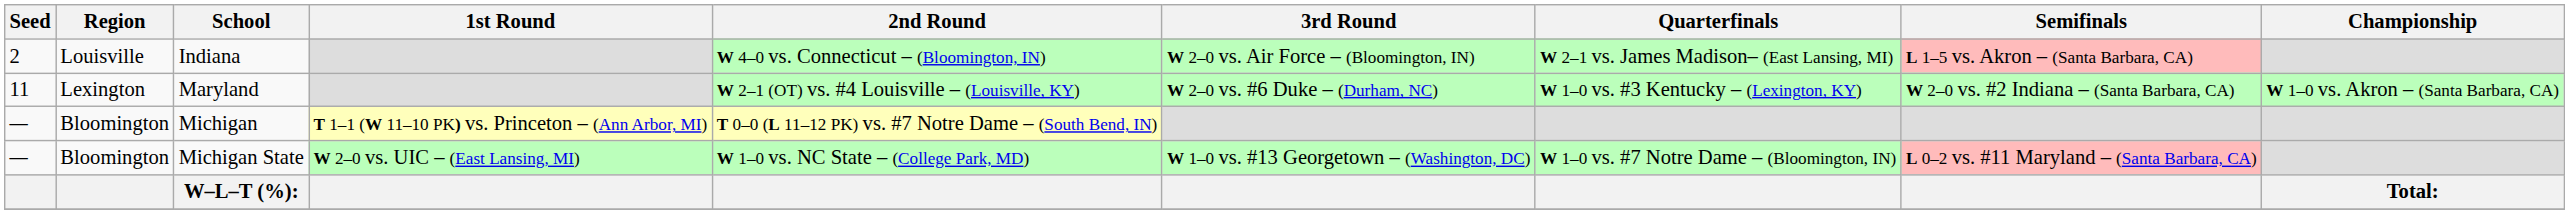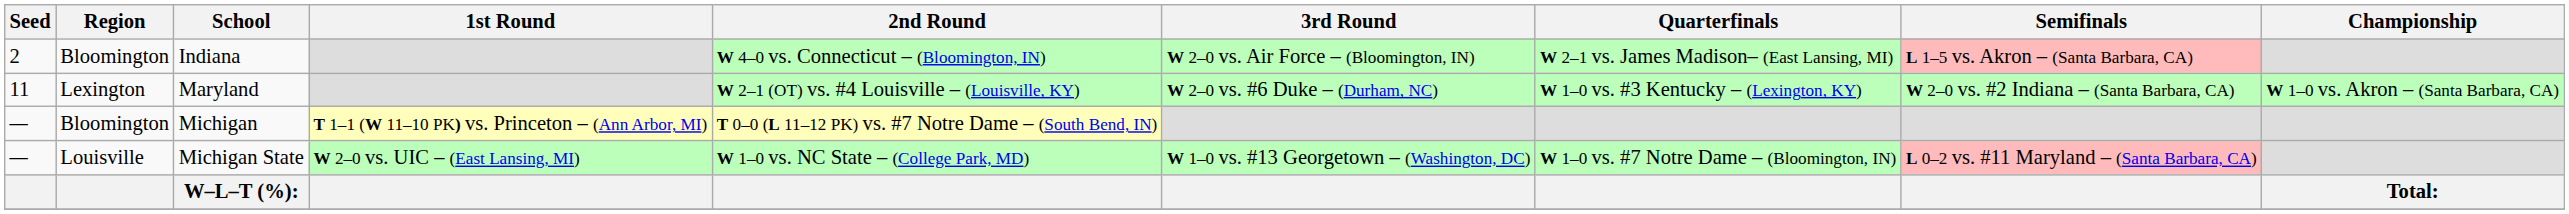(102, 55) Louisville -> (115, 55) Bloomington
(115, 157) Bloomington -> (102, 157) Louisville
